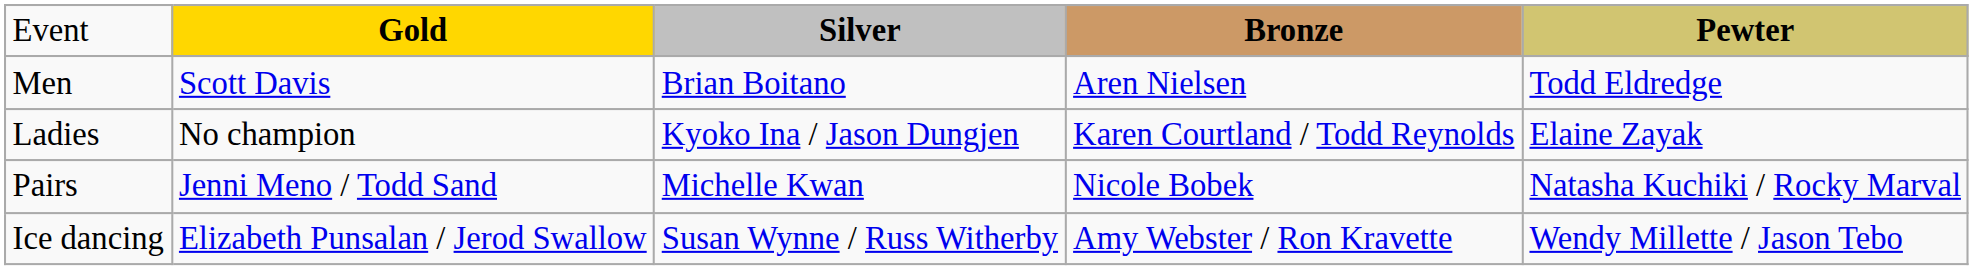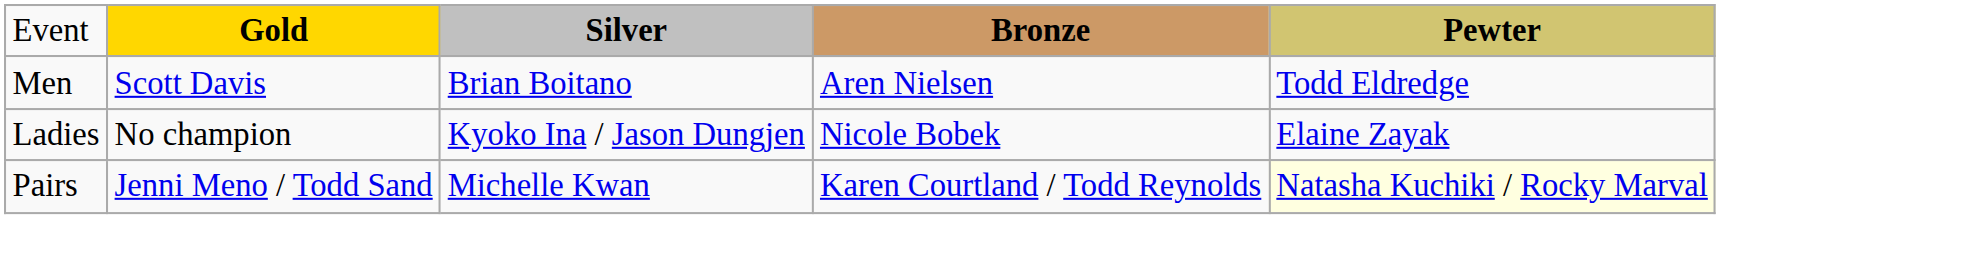(1294, 133) Karen Courtland / Todd Reynolds -> (910, 133) Nicole Bobek
(1163, 185) Nicole Bobek -> (1041, 185) Karen Courtland / Todd Reynolds
(1745, 185) no background -> (1492, 185) lightyellow background
- row: (88, 237)
